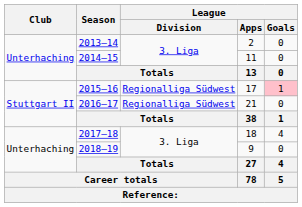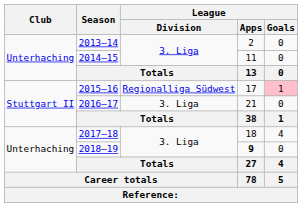(179, 104) Regionalliga Südwest -> (179, 104) 3. Liga
(251, 149) normal -> (251, 149) bold
